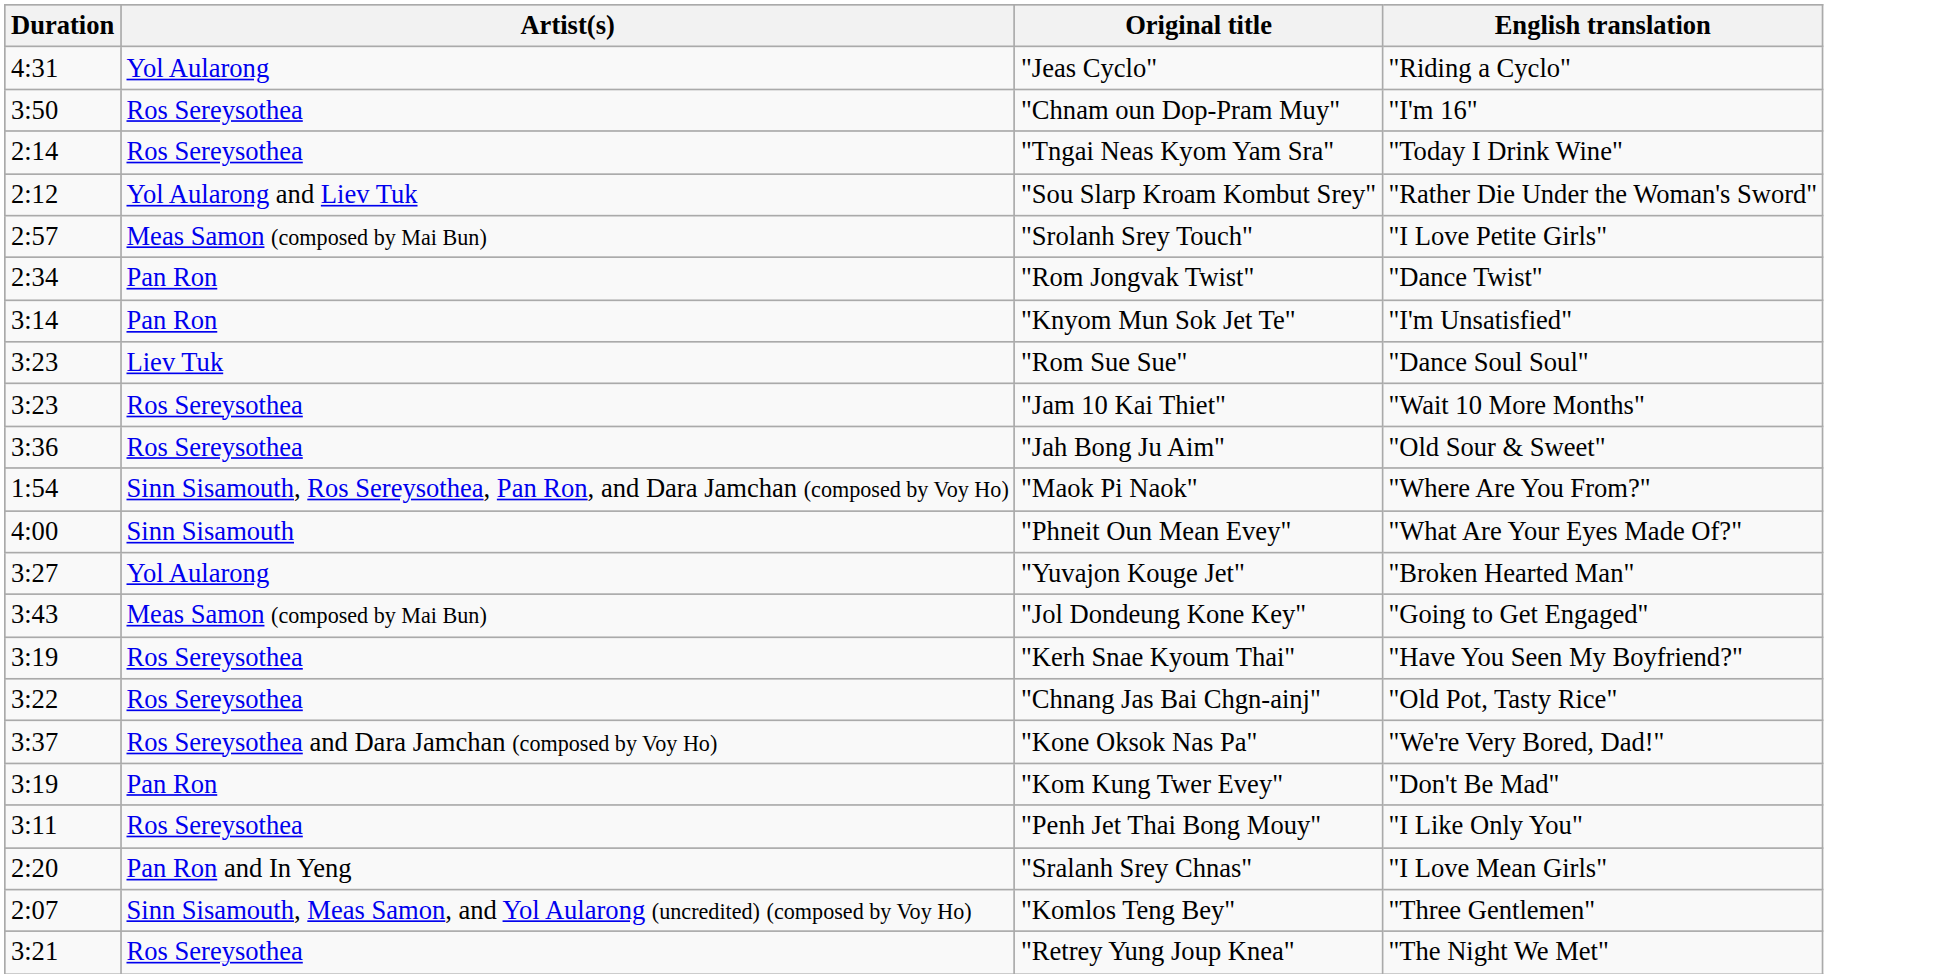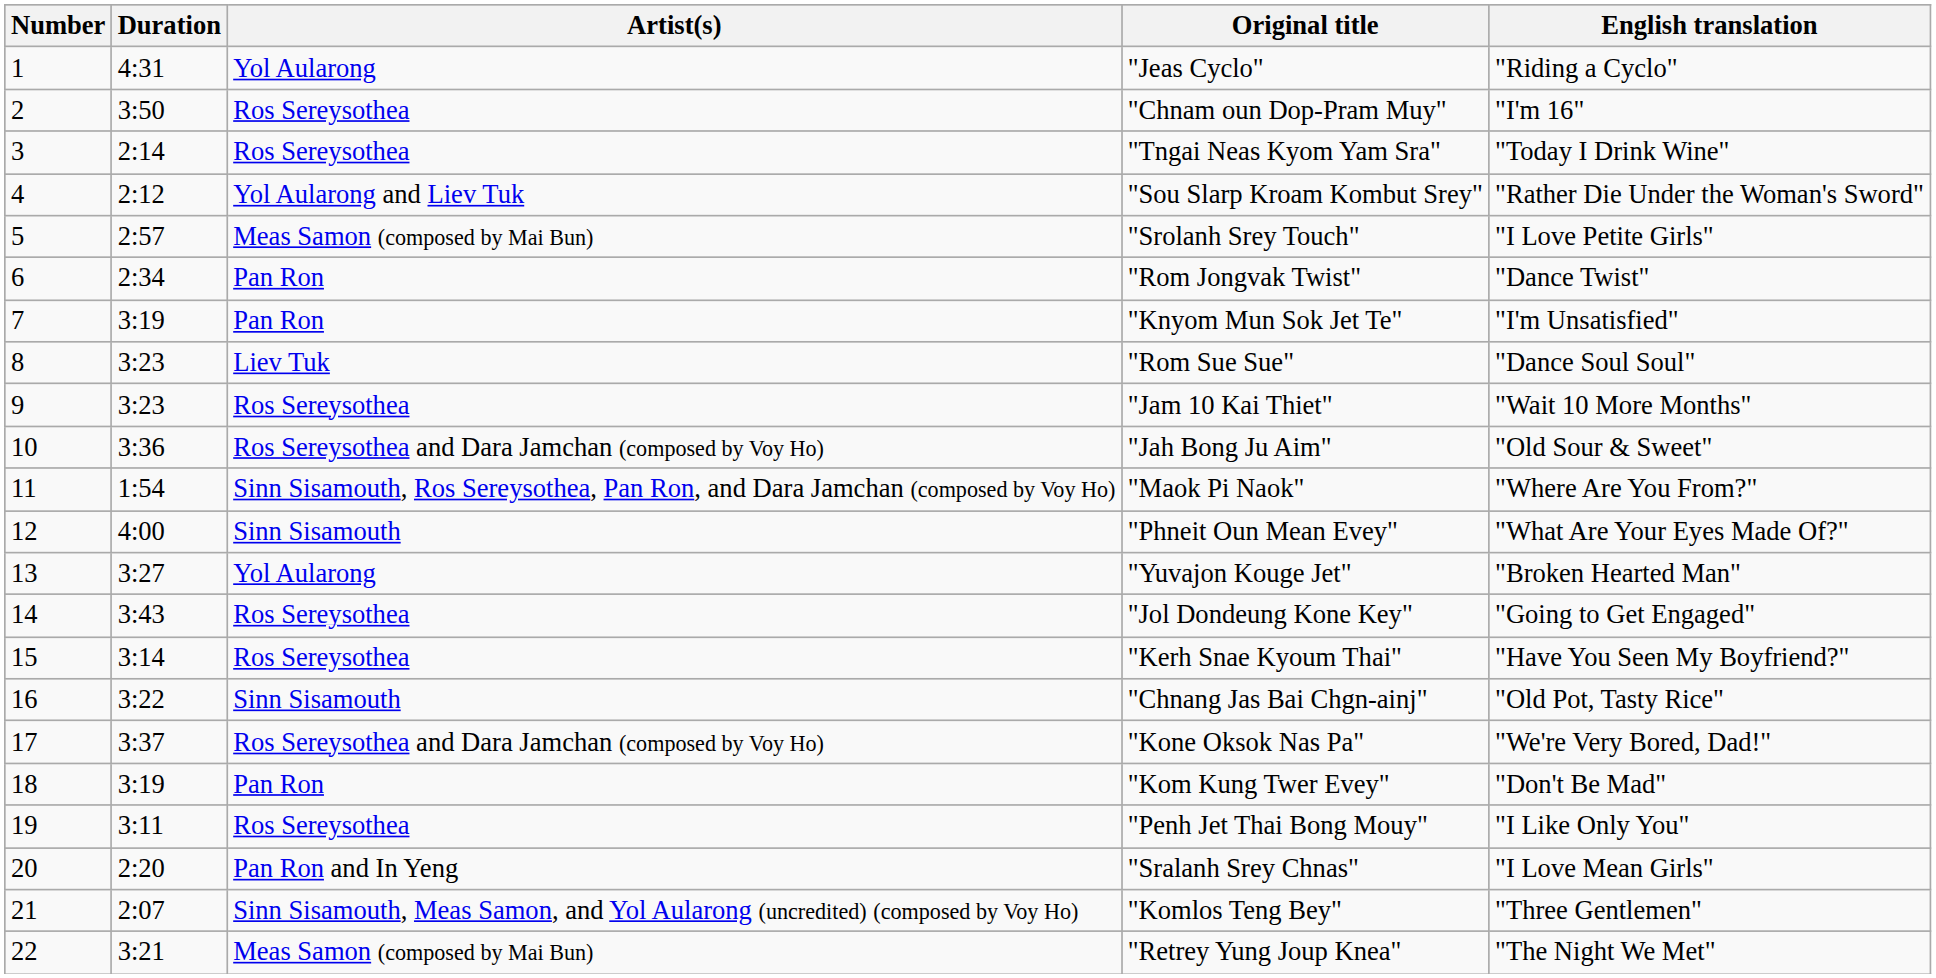+ column: (58, 25)
(35, 320) 3:14 -> (141, 320) 3:19
(215, 446) Ros Sereysothea -> (529, 446) Ros Sereysothea and Dara Jamchan (composed by Voy Ho)
(307, 615) Meas Samon (composed by Mai Bun) -> (321, 615) Ros Sereysothea
(35, 657) 3:19 -> (141, 657) 3:14
(215, 699) Ros Sereysothea -> (317, 699) Sinn Sisamouth
(215, 952) Ros Sereysothea -> (413, 952) Meas Samon (composed by Mai Bun)
